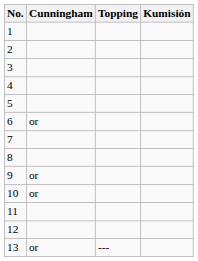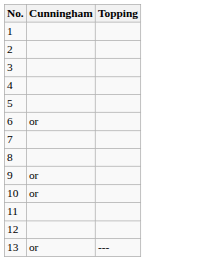- column: (167, 13)
